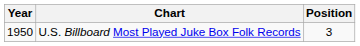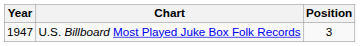(20, 32) 1950 -> (20, 32) 1947
